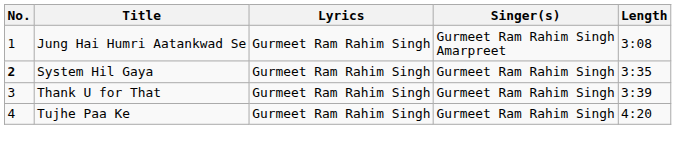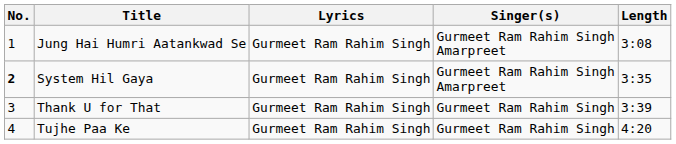(526, 72) Gurmeet Ram Rahim Singh -> (526, 79) Gurmeet Ram Rahim Singh Amarpreet
